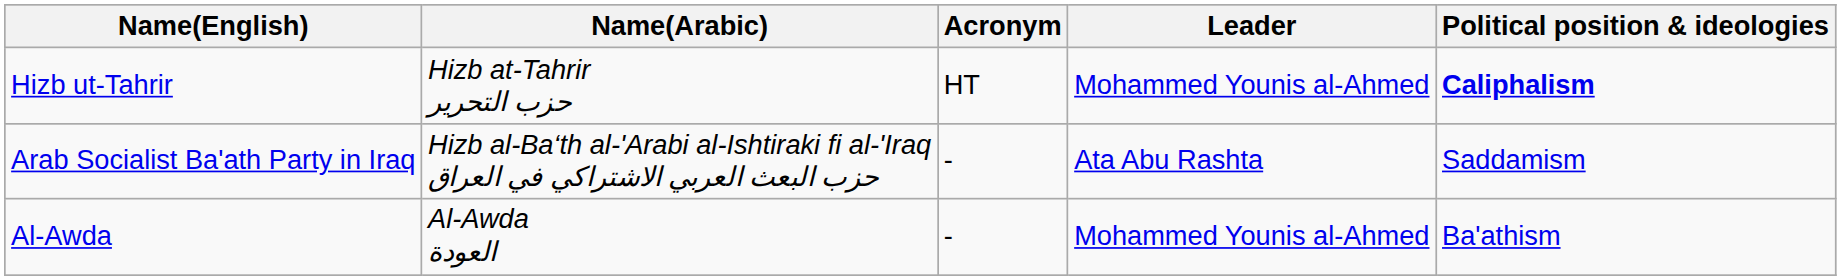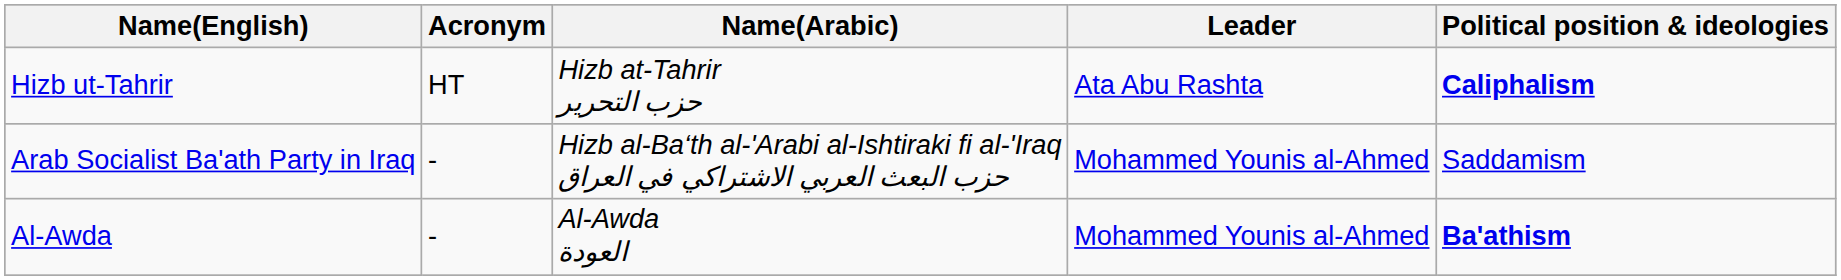columns swapped: (680, 26) <-> (1003, 26)
(1252, 85) Mohammed Younis al-Ahmed -> (1169, 85) Ata Abu Rashta
(1169, 160) Ata Abu Rashta -> (1252, 160) Mohammed Younis al-Ahmed
(1501, 236) normal -> (1506, 236) bold
